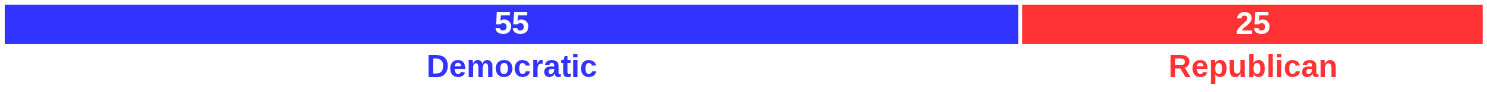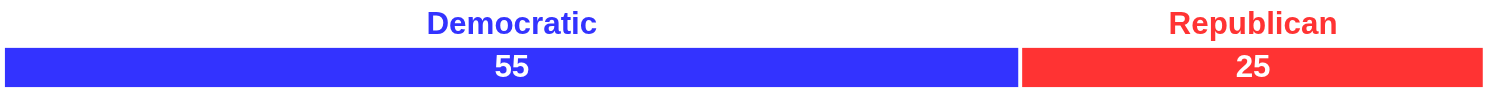rows swapped: (512, 23) <-> (512, 66)
